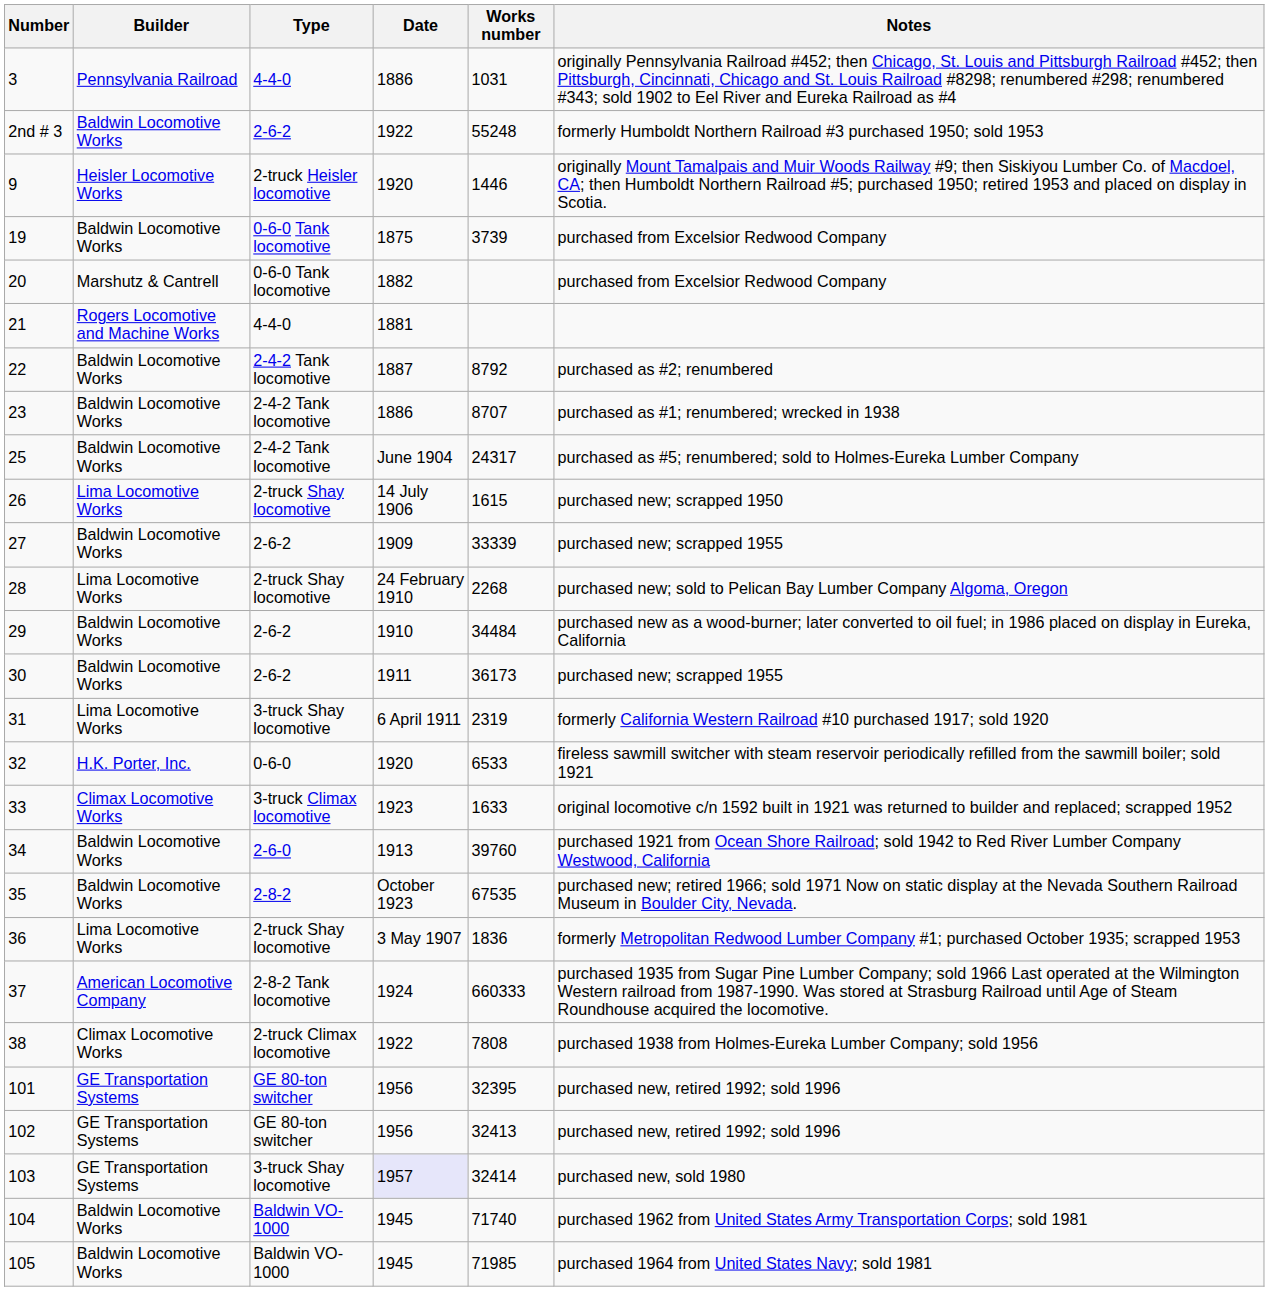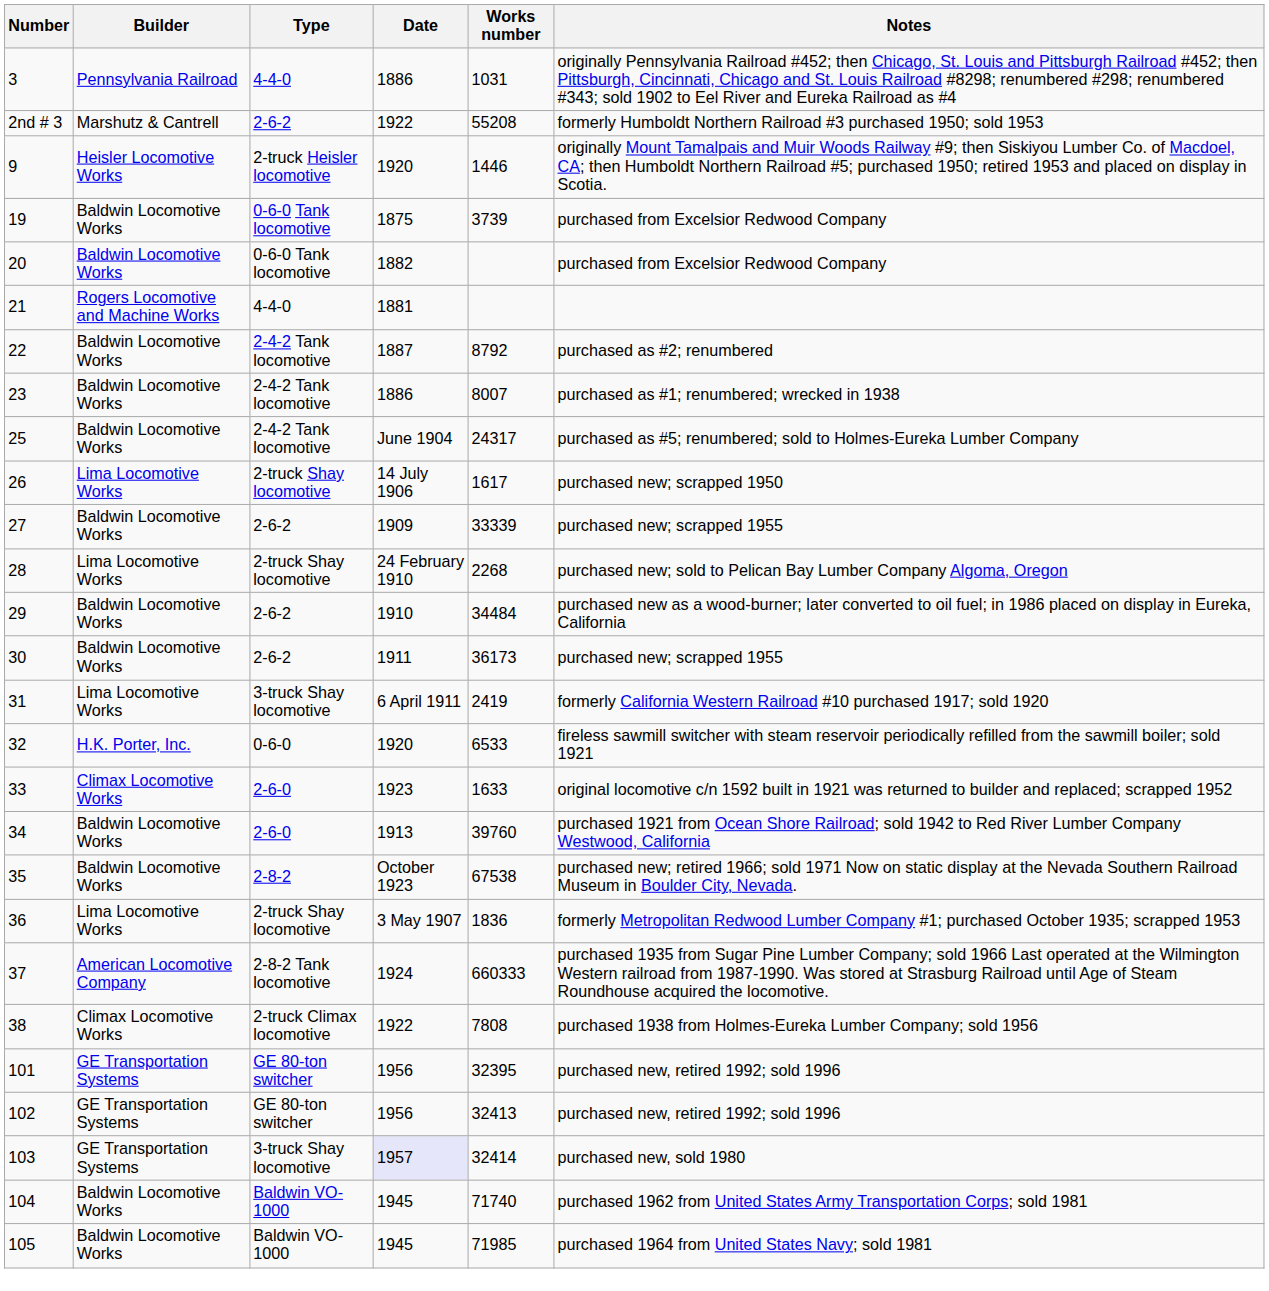(149, 132) Baldwin Locomotive Works -> (148, 123) Marshutz & Cantrell
(494, 132) 55248 -> (494, 123) 55208
(148, 281) Marshutz & Cantrell -> (149, 263) Baldwin Locomotive Works
(490, 413) 8707 -> (490, 395) 8007
(490, 500) 1615 -> (490, 482) 1617
(490, 719) 2319 -> (490, 701) 2419
(305, 807) 3-truck Climax locomotive -> (272, 789) 2-6-0
(494, 895) 67535 -> (494, 876) 67538
